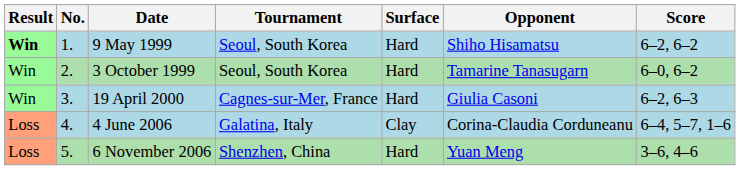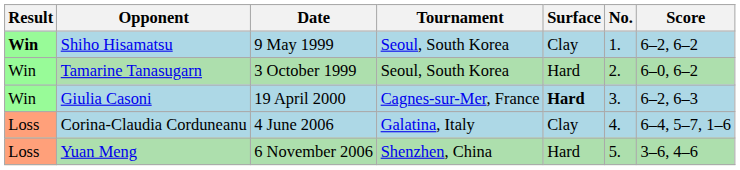columns swapped: (73, 17) <-> (540, 17)
(402, 44) Hard -> (563, 44) Clay
(402, 97) normal -> (566, 97) bold
